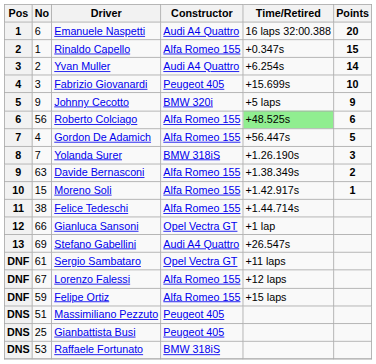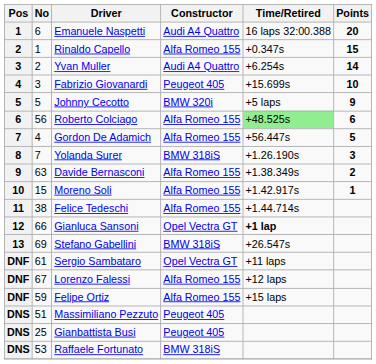(38, 102) 9 -> (38, 102) 5
(260, 226) normal -> (261, 226) bold
(201, 243) Audi A4 Quattro -> (192, 243) BMW 318iS
